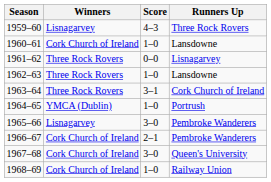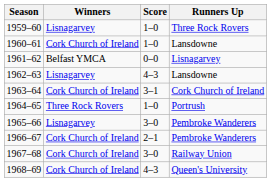(151, 28) 4–3 -> (151, 28) 1–0
(84, 59) Three Rock Rovers -> (76, 59) Belfast YMCA
(84, 75) Three Rock Rovers -> (70, 75) Lisnagarvey
(151, 75) 1–0 -> (151, 75) 4–3
(84, 91) Three Rock Rovers -> (92, 91) Cork Church of Ireland
(79, 106) YMCA (Dublin) -> (84, 106) Three Rock Rovers
(209, 153) Queen's University -> (202, 153) Railway Union
(151, 169) 1–0 -> (151, 169) 4–3
(202, 169) Railway Union -> (209, 169) Queen's University
